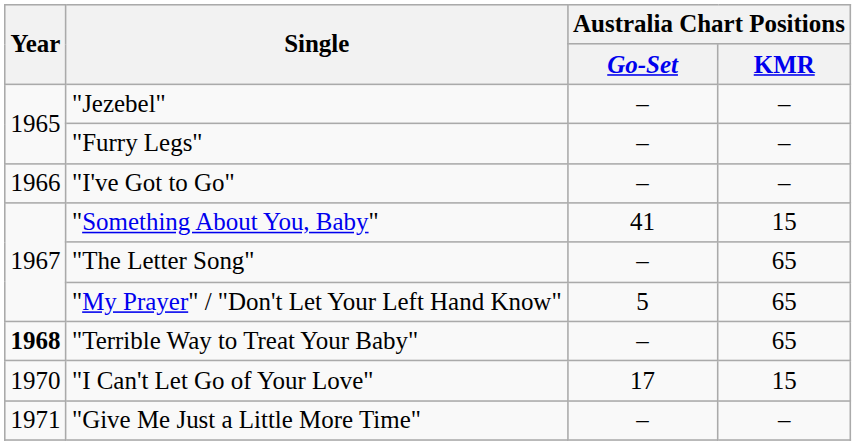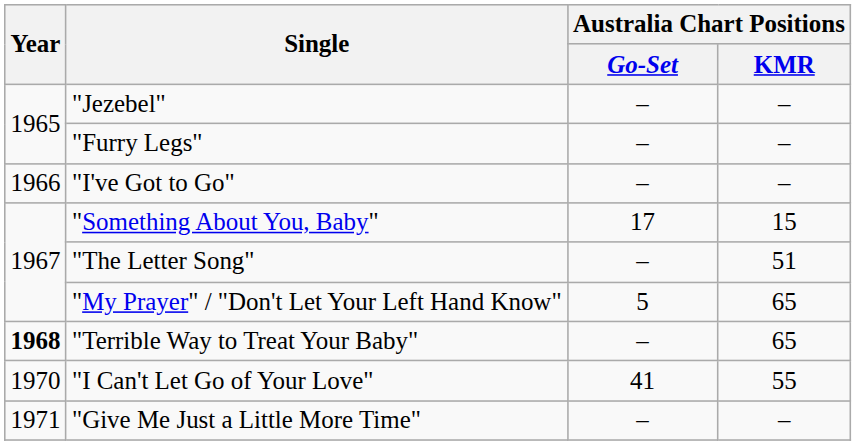(643, 222) 41 -> (643, 222) 17
(784, 261) 65 -> (784, 261) 51
(643, 380) 17 -> (643, 380) 41
(784, 380) 15 -> (784, 380) 55
